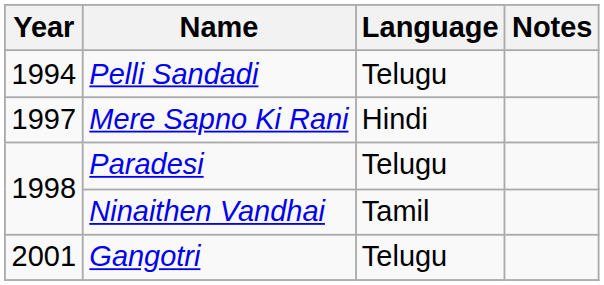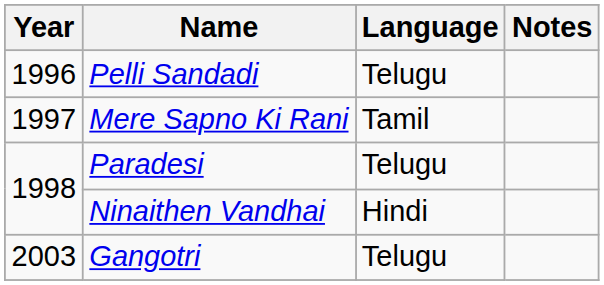(44, 73) 1994 -> (44, 73) 1996
(395, 119) Hindi -> (396, 119) Tamil
(396, 211) Tamil -> (395, 211) Hindi
(44, 257) 2001 -> (44, 257) 2003
